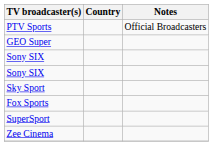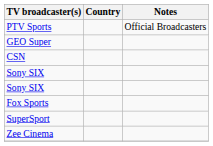+ row: (16, 57)
- row: (26, 88)
